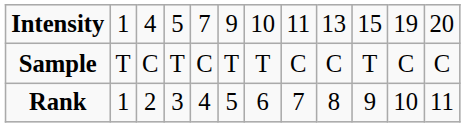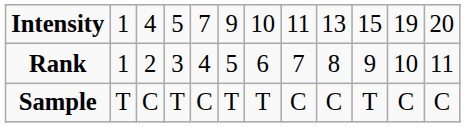rows swapped: (58, 63) <-> (58, 102)
